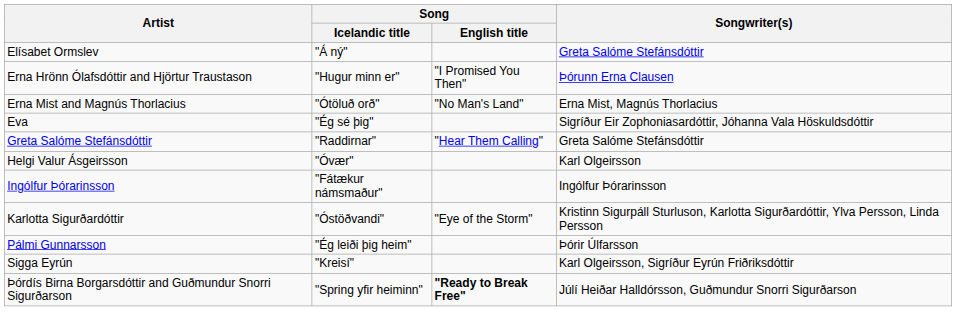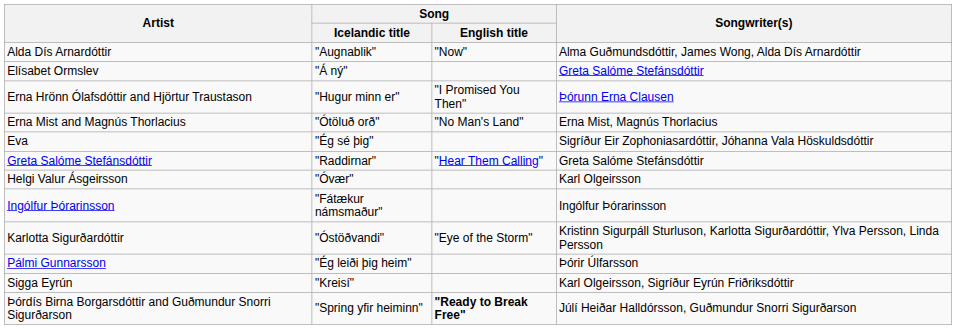+ row: (59, 52)
